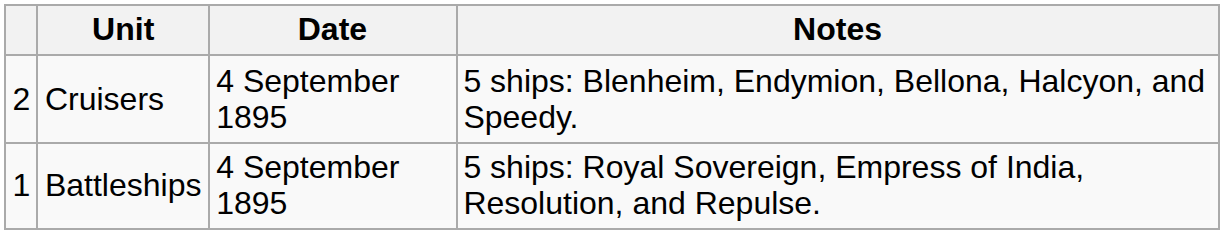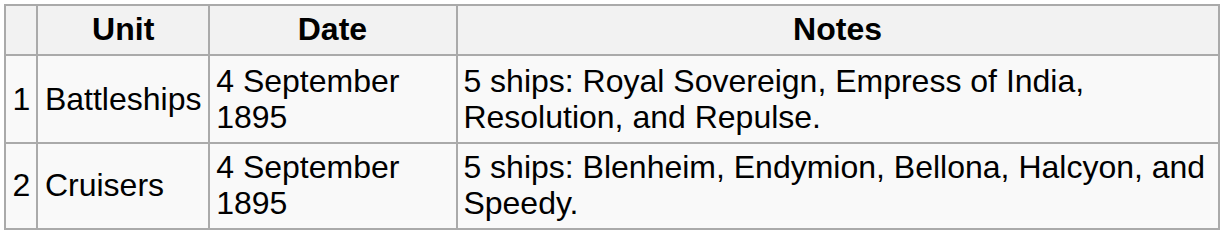rows swapped: (123, 185) <-> (104, 98)
